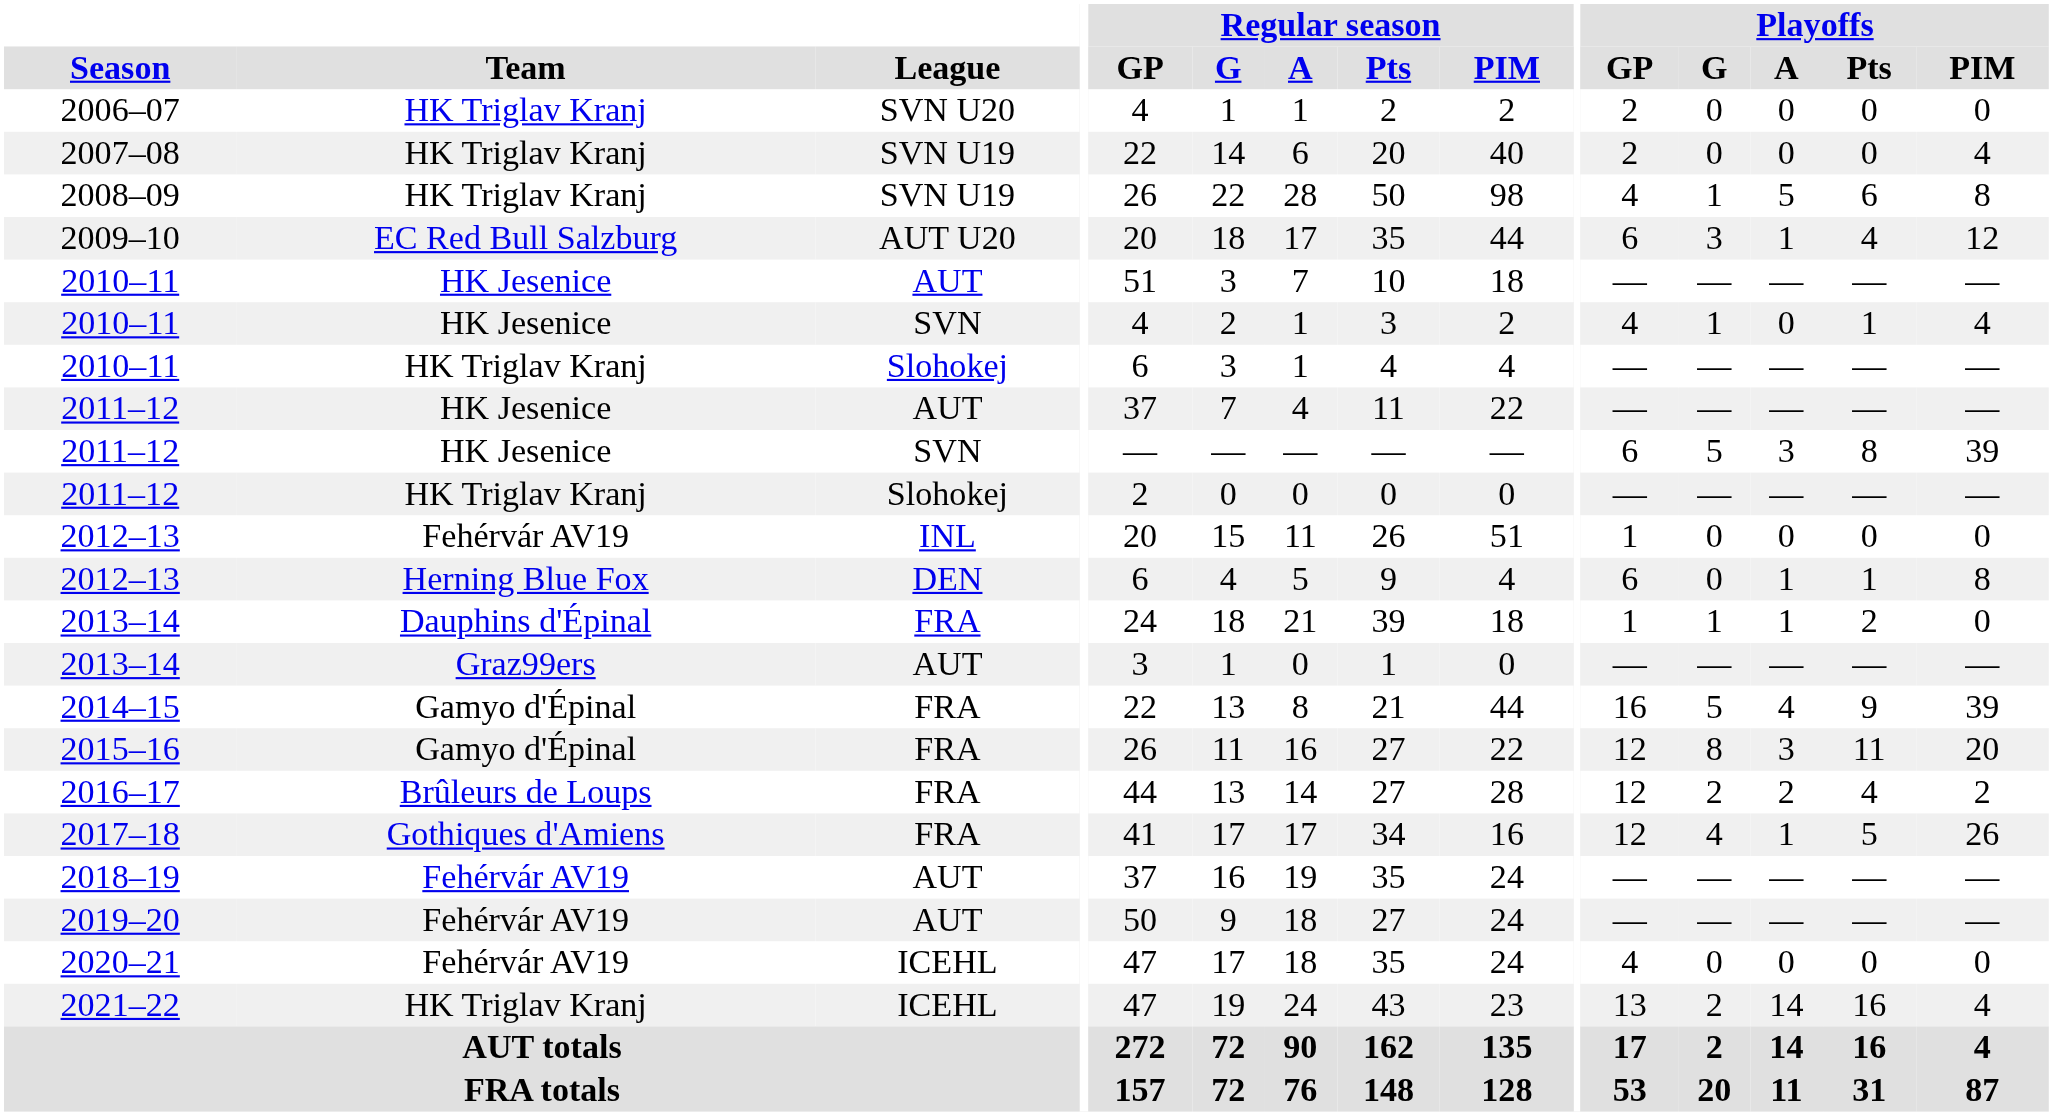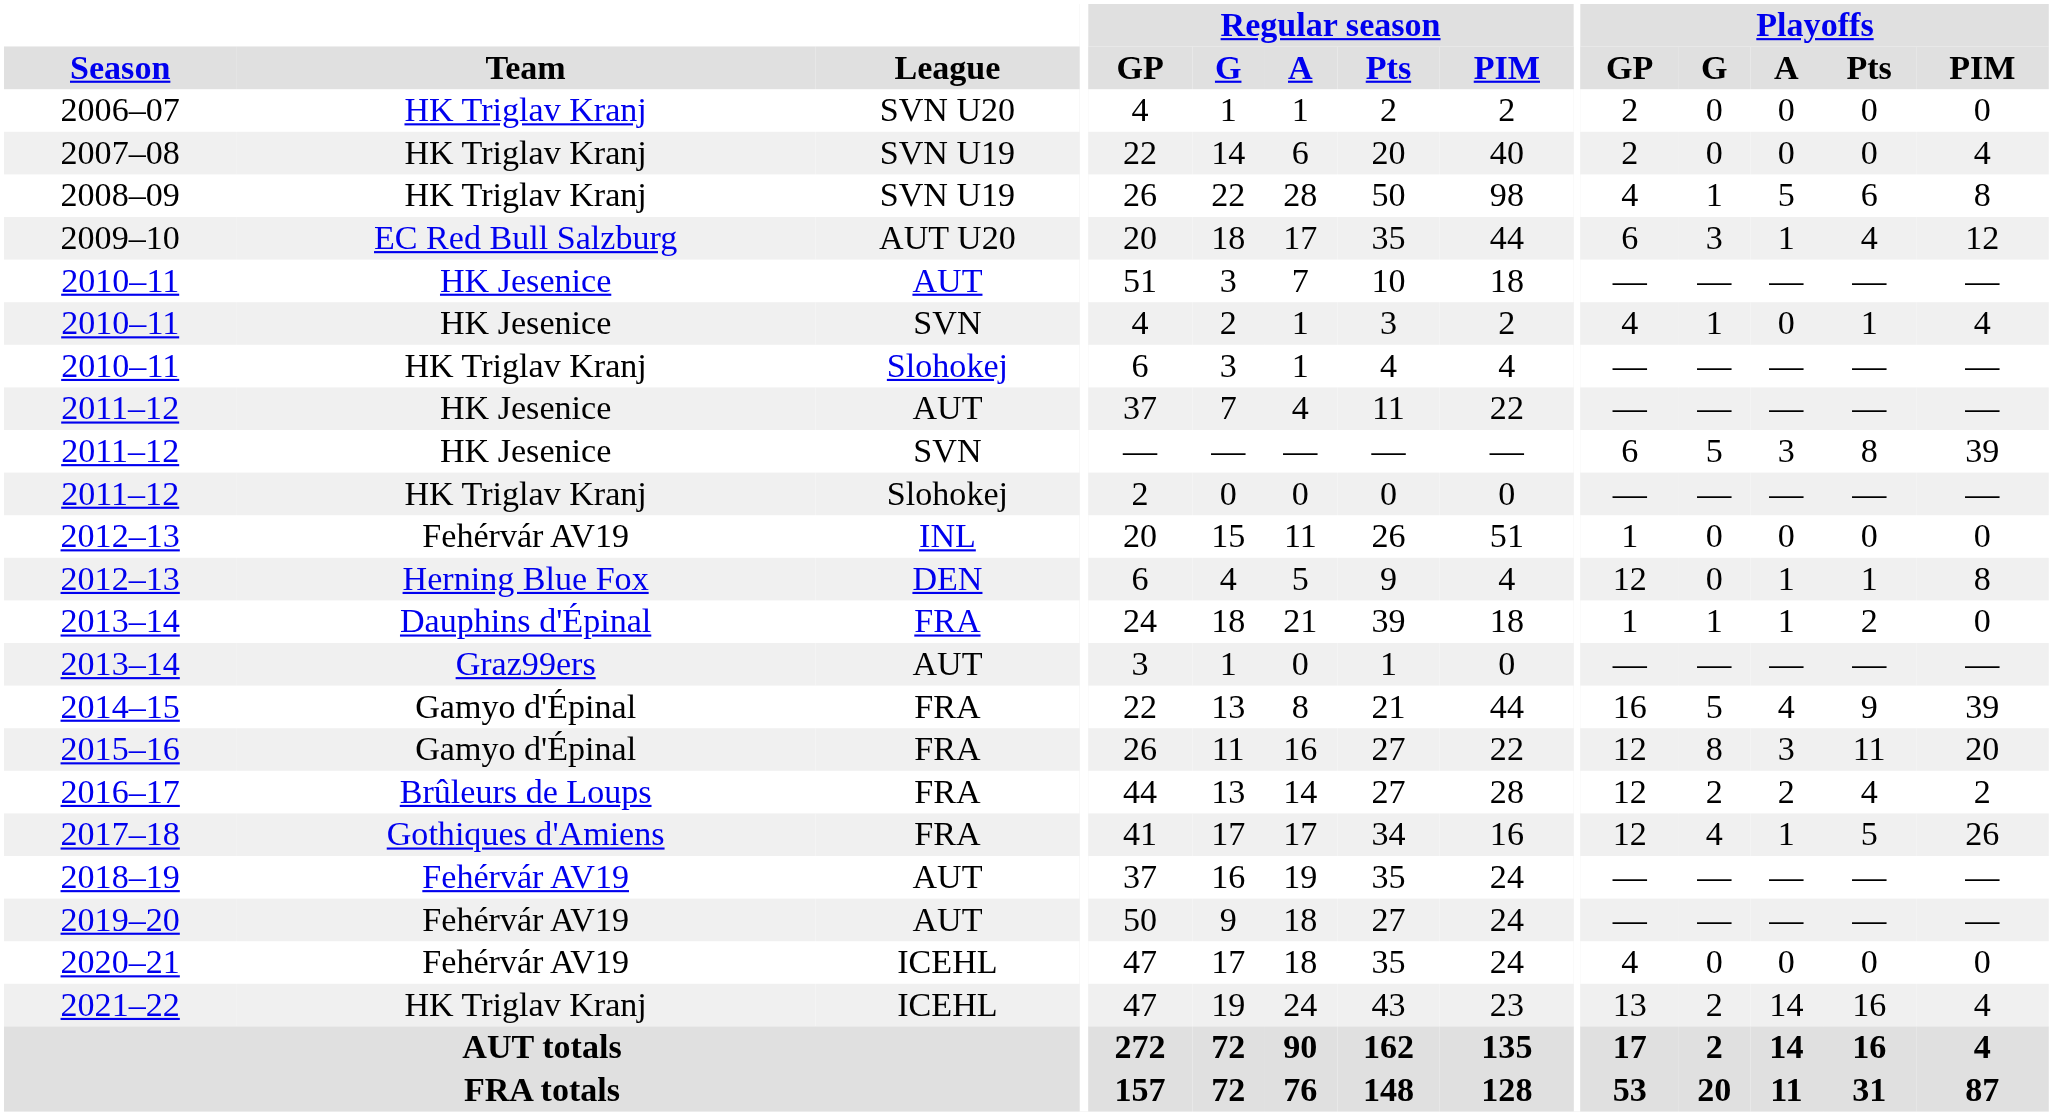(1630, 578) 6 -> (1630, 578) 12
